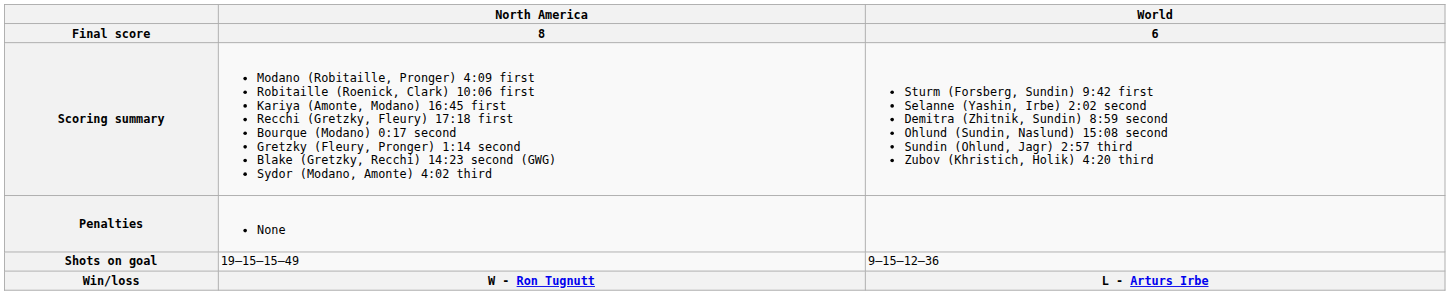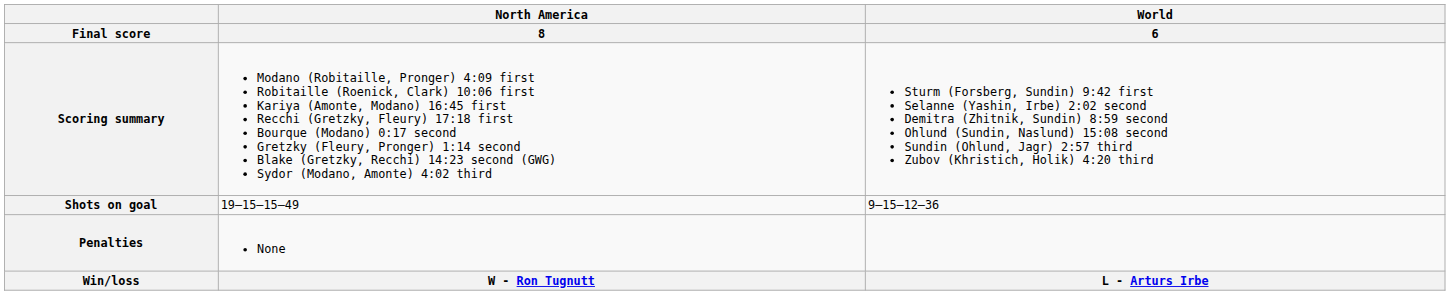rows swapped: (111, 223) <-> (111, 261)
